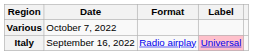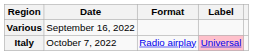(81, 27) October 7, 2022 -> (91, 27) September 16, 2022
(91, 43) September 16, 2022 -> (81, 43) October 7, 2022
